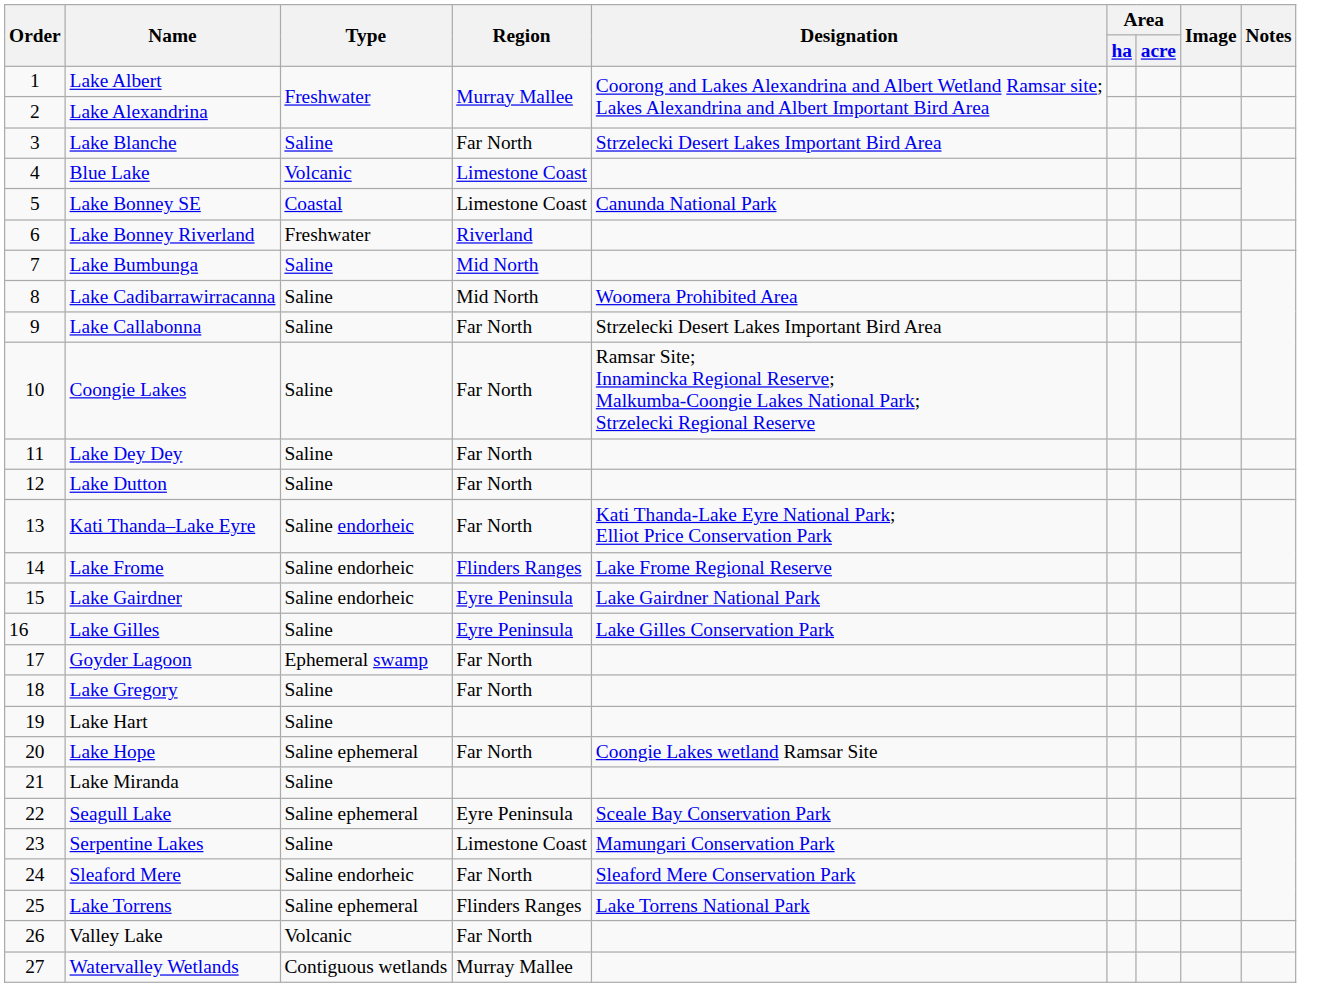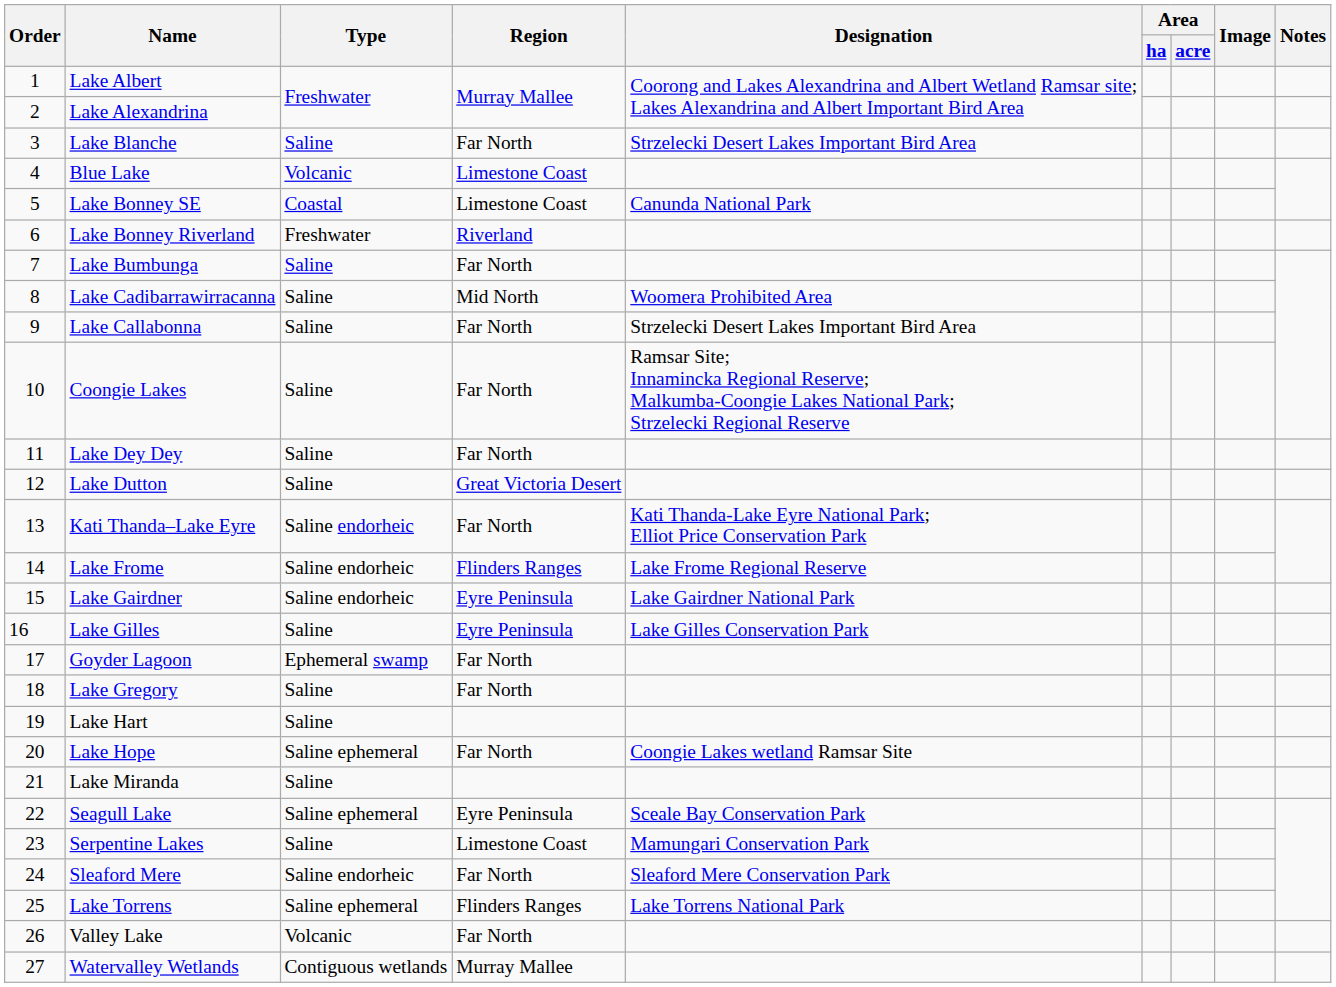(497, 265) Mid North -> (494, 265) Far North
(494, 484) Far North -> (539, 484) Great Victoria Desert
